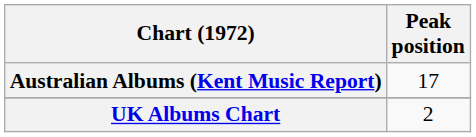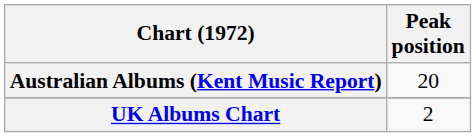(428, 80) 17 -> (428, 80) 20
